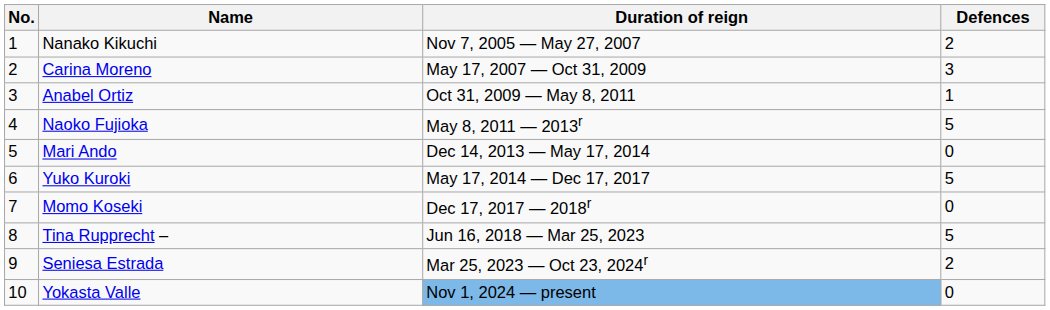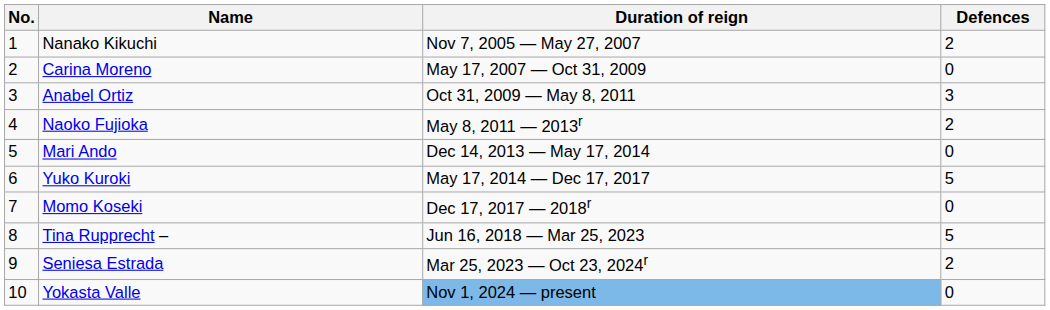(949, 69) 3 -> (949, 69) 0
(949, 95) 1 -> (949, 95) 3
(949, 124) 5 -> (949, 124) 2
